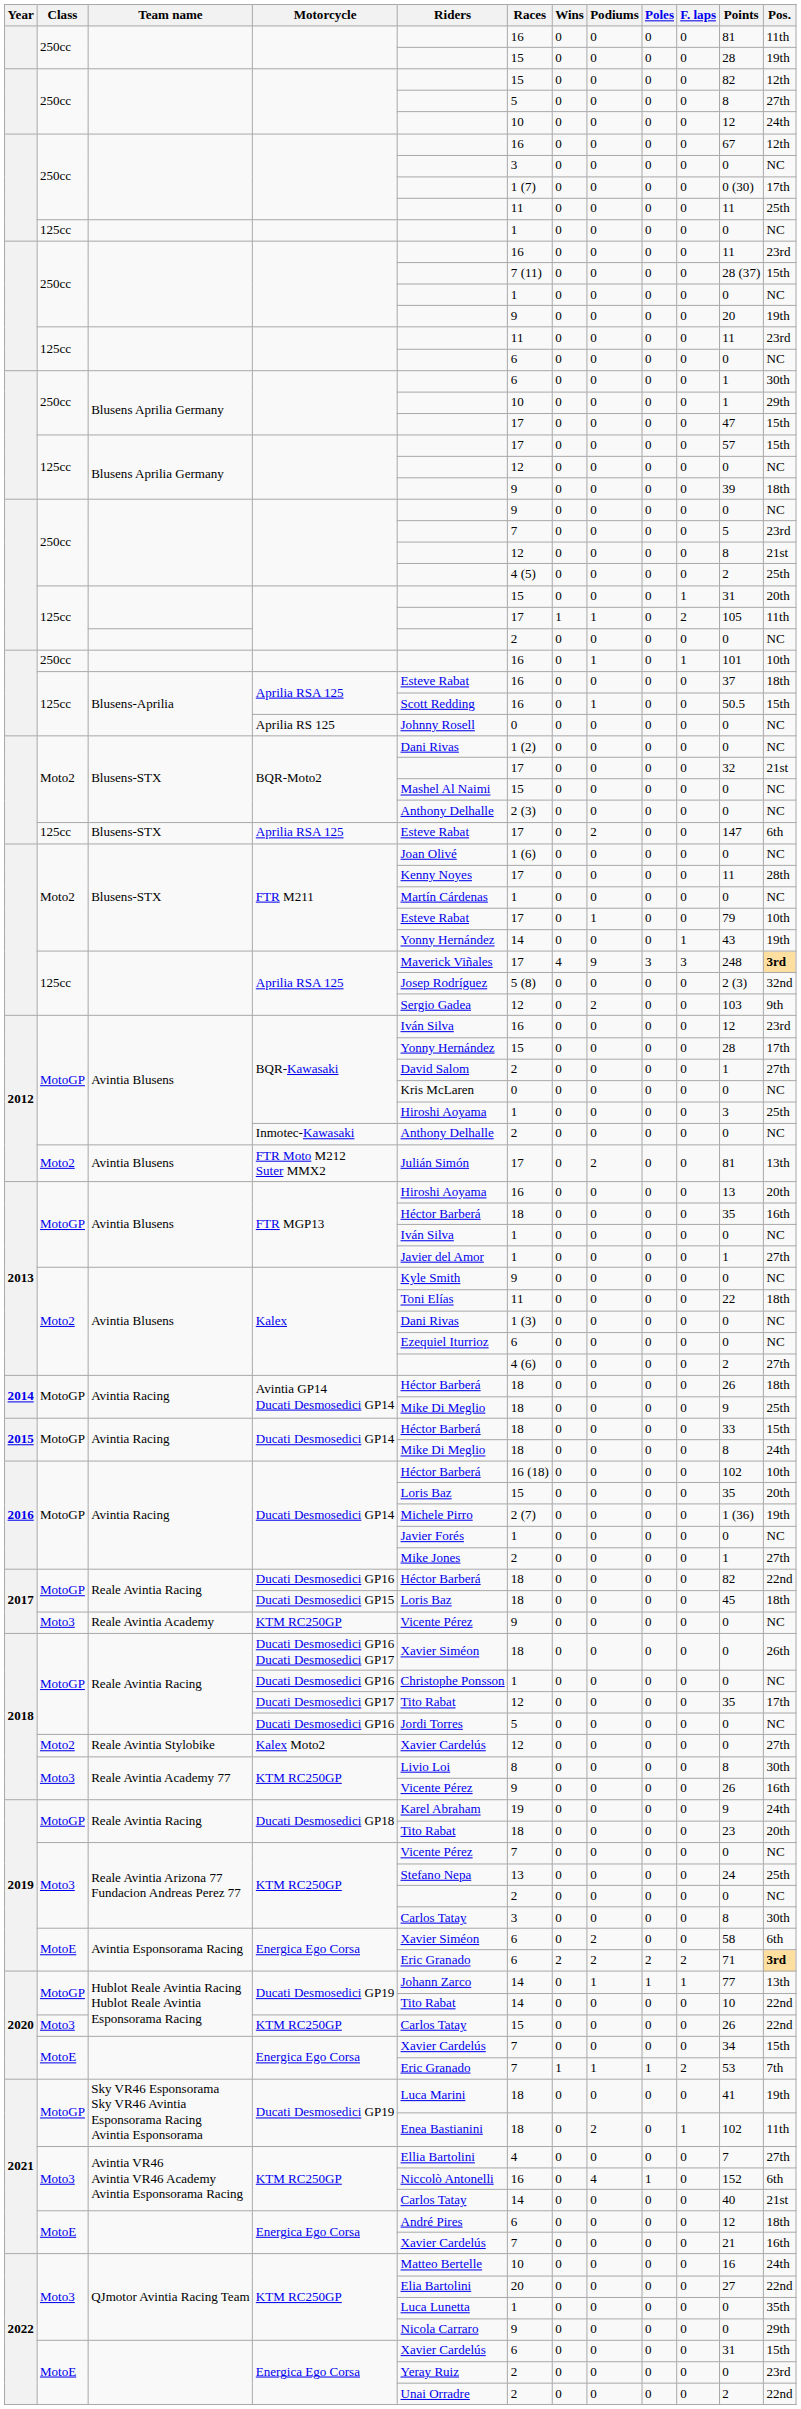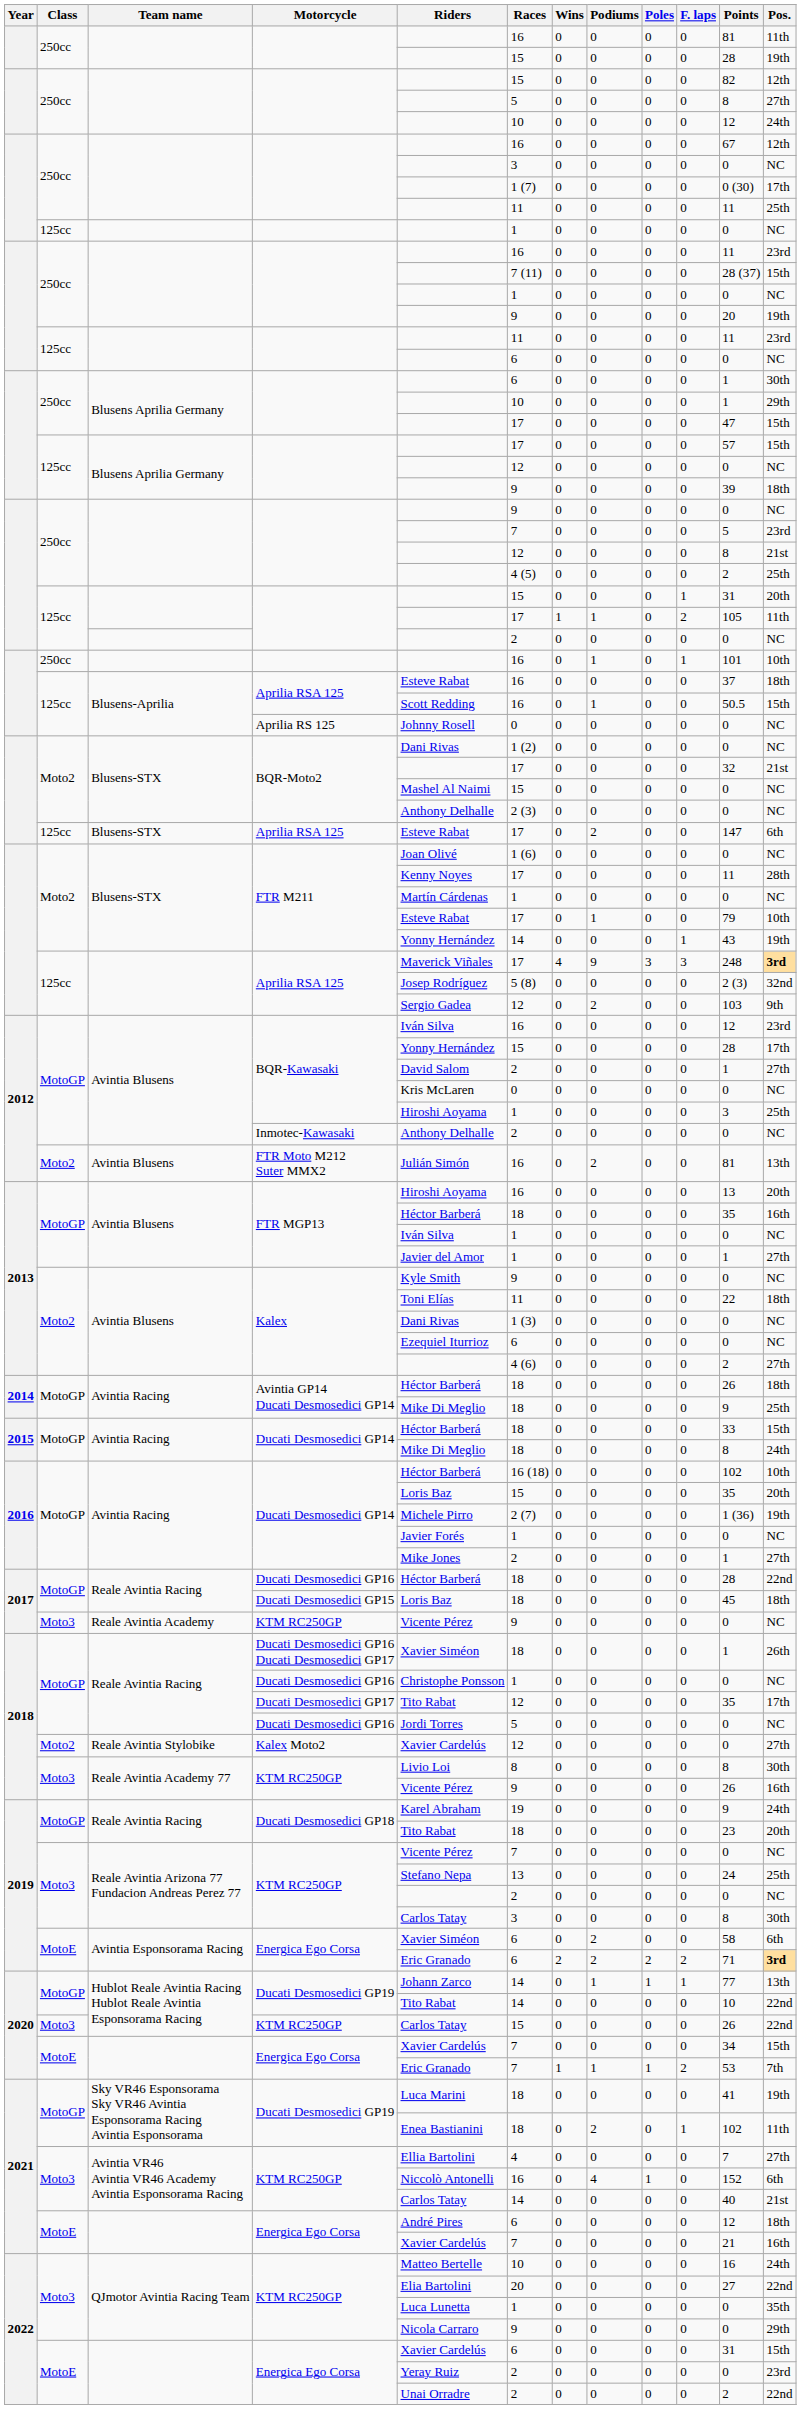(517, 1163) 17 -> (517, 1163) 16
(729, 1579) 82 -> (729, 1579) 28
(725, 1651) 0 -> (725, 1651) 1
